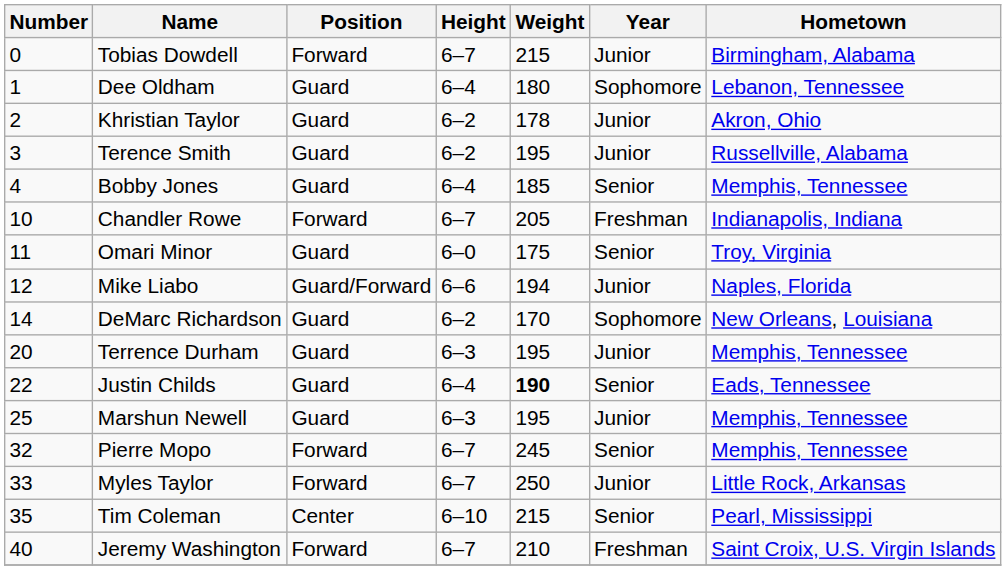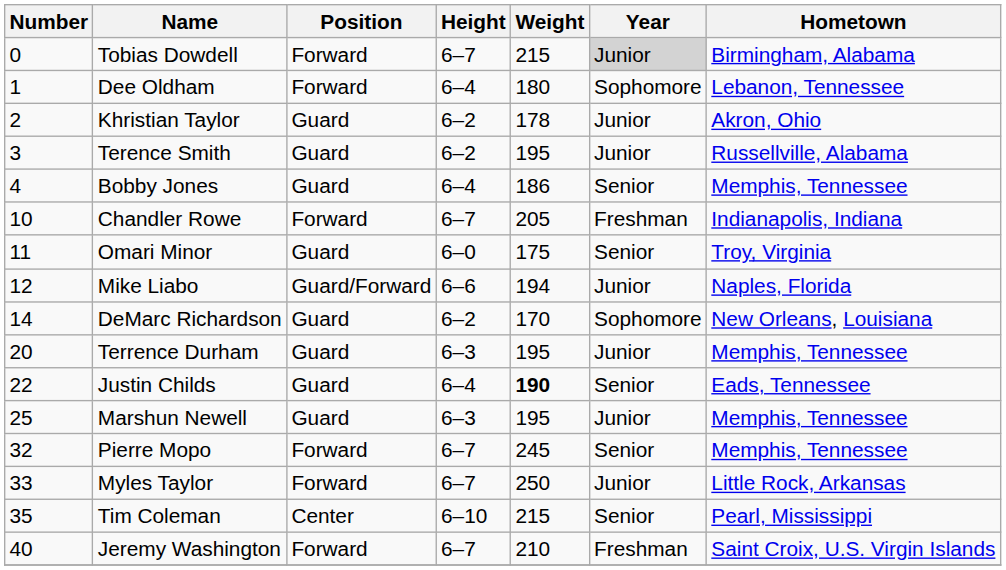(622, 54) no background -> (622, 54) lightgrey background
(320, 87) Guard -> (330, 87) Forward
(533, 186) 185 -> (533, 186) 186
